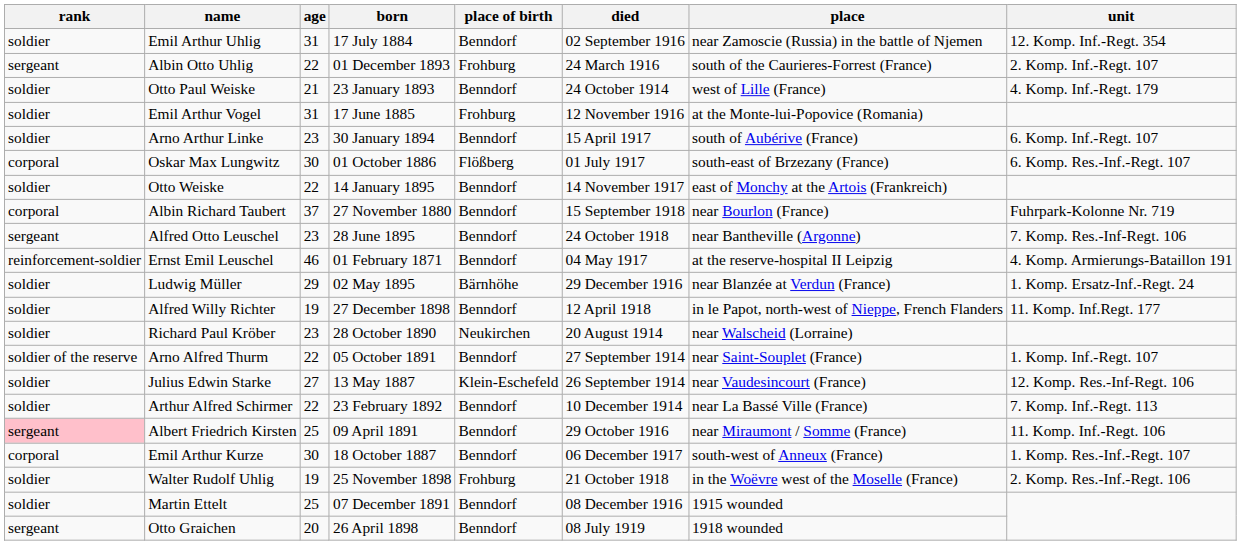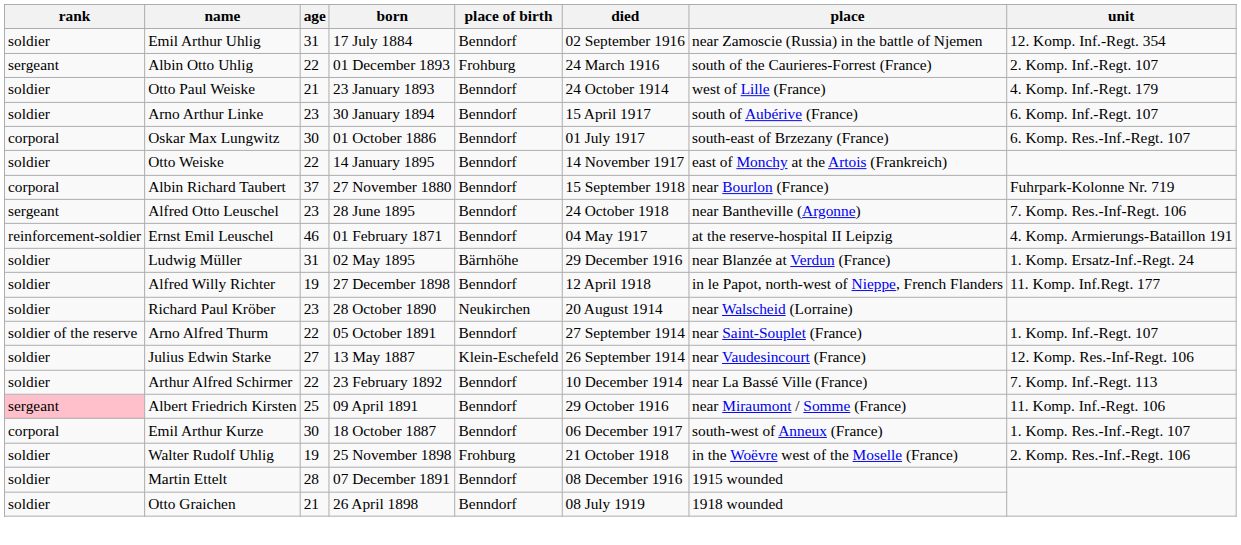- row: (205, 114)
(486, 162) Flößberg -> (488, 138) Benndorf
(311, 284) 29 -> (311, 260) 31
(311, 503) 25 -> (311, 479) 28
(33, 528) sergeant -> (29, 503) soldier
(311, 528) 20 -> (311, 503) 21
